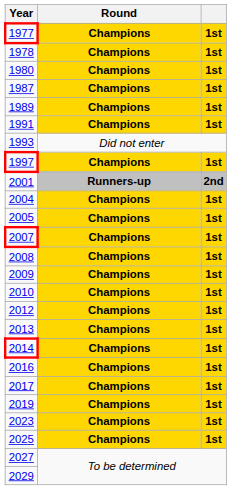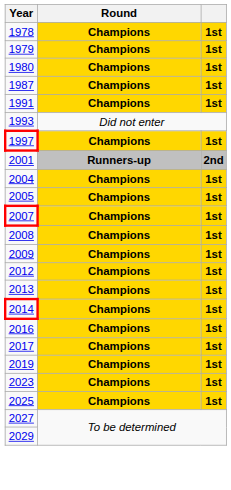- row: (21, 33)
+ row: (21, 50)
- row: (21, 107)
- row: (21, 293)
